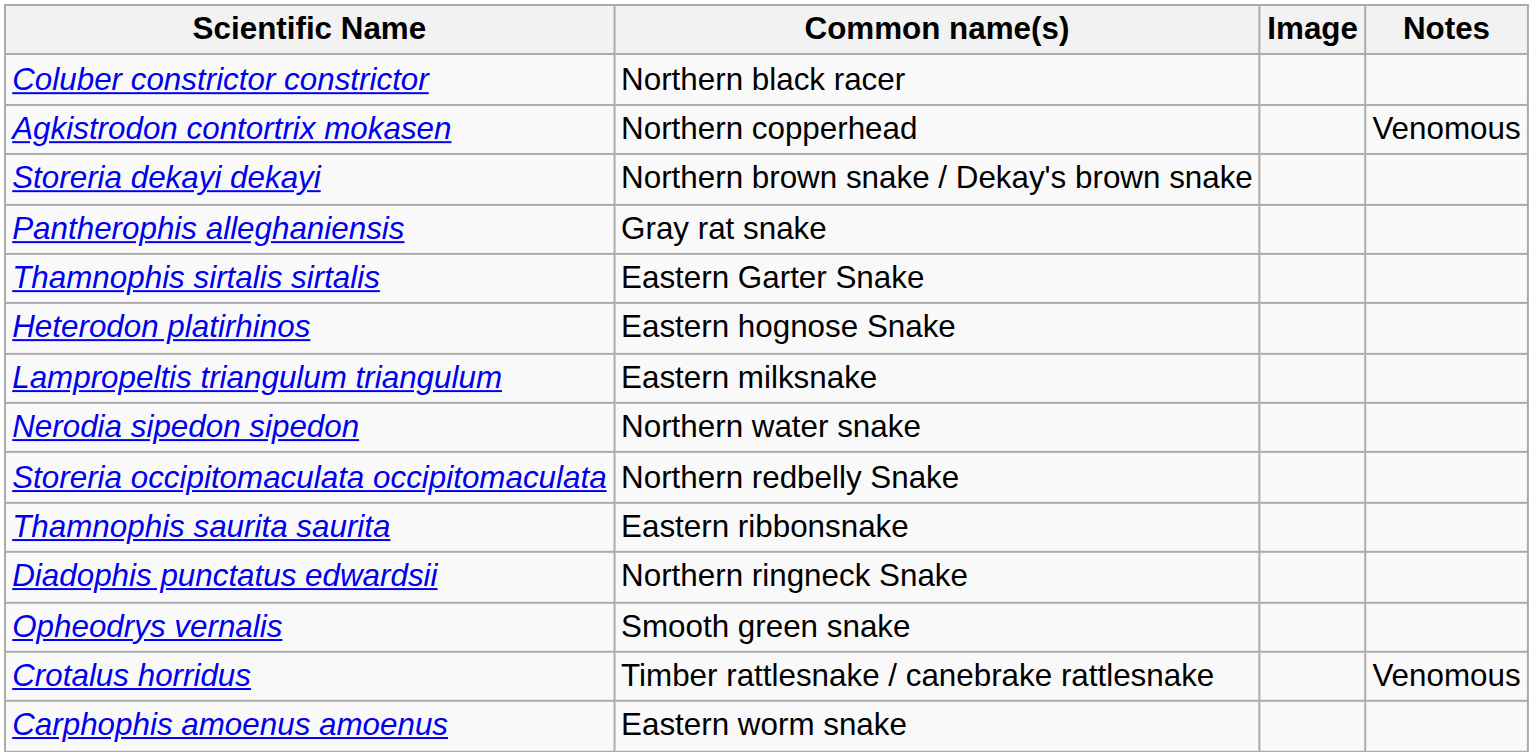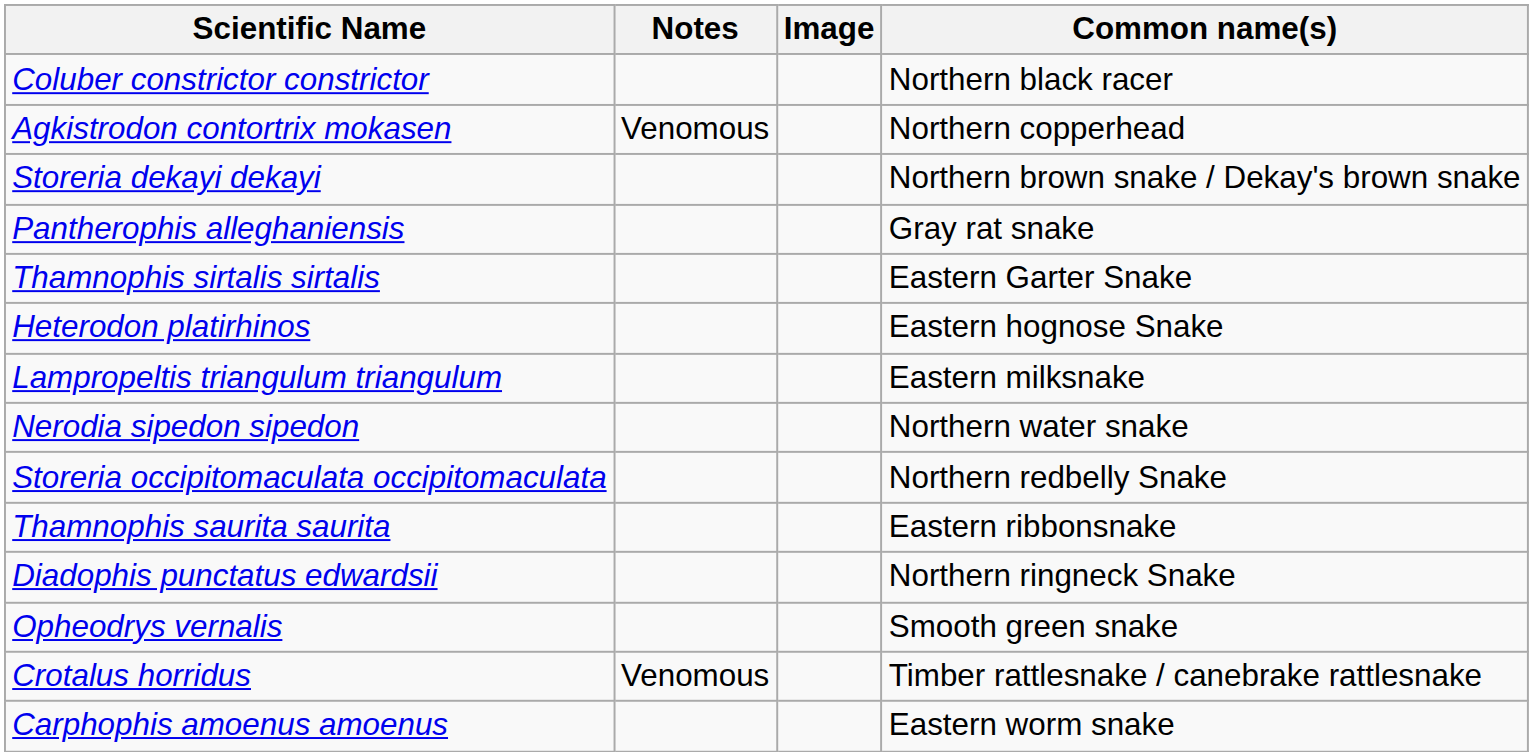columns swapped: (937, 29) <-> (1446, 29)
